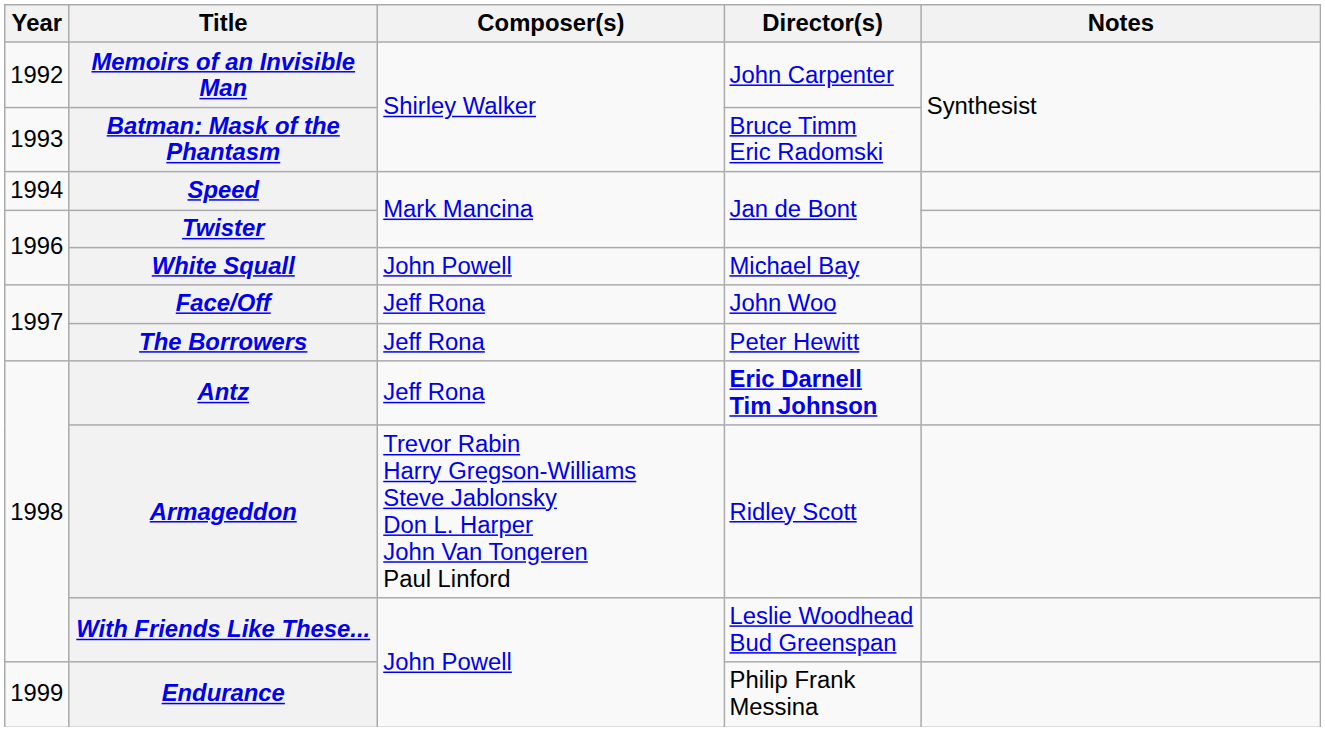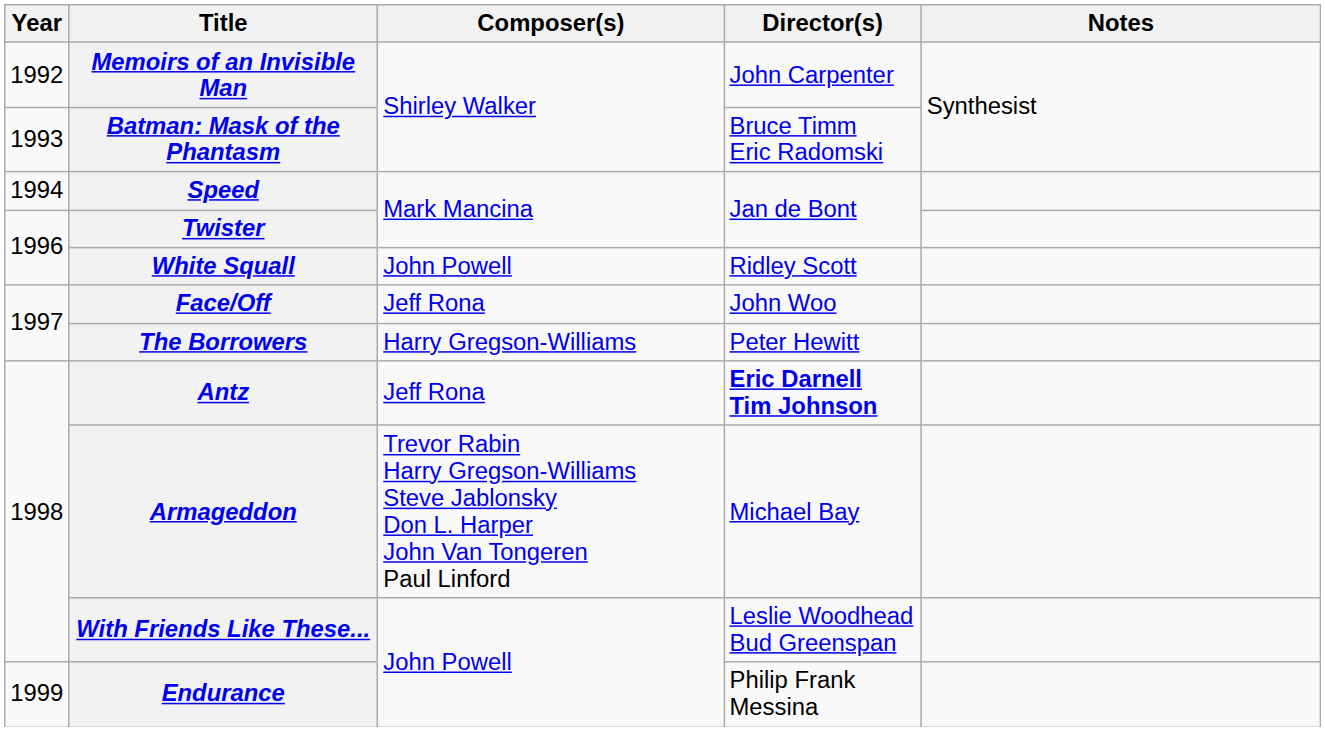(794, 266) Michael Bay -> (793, 266) Ridley Scott
(434, 341) Jeff Rona -> (510, 341) Harry Gregson-Williams
(793, 511) Ridley Scott -> (794, 511) Michael Bay
